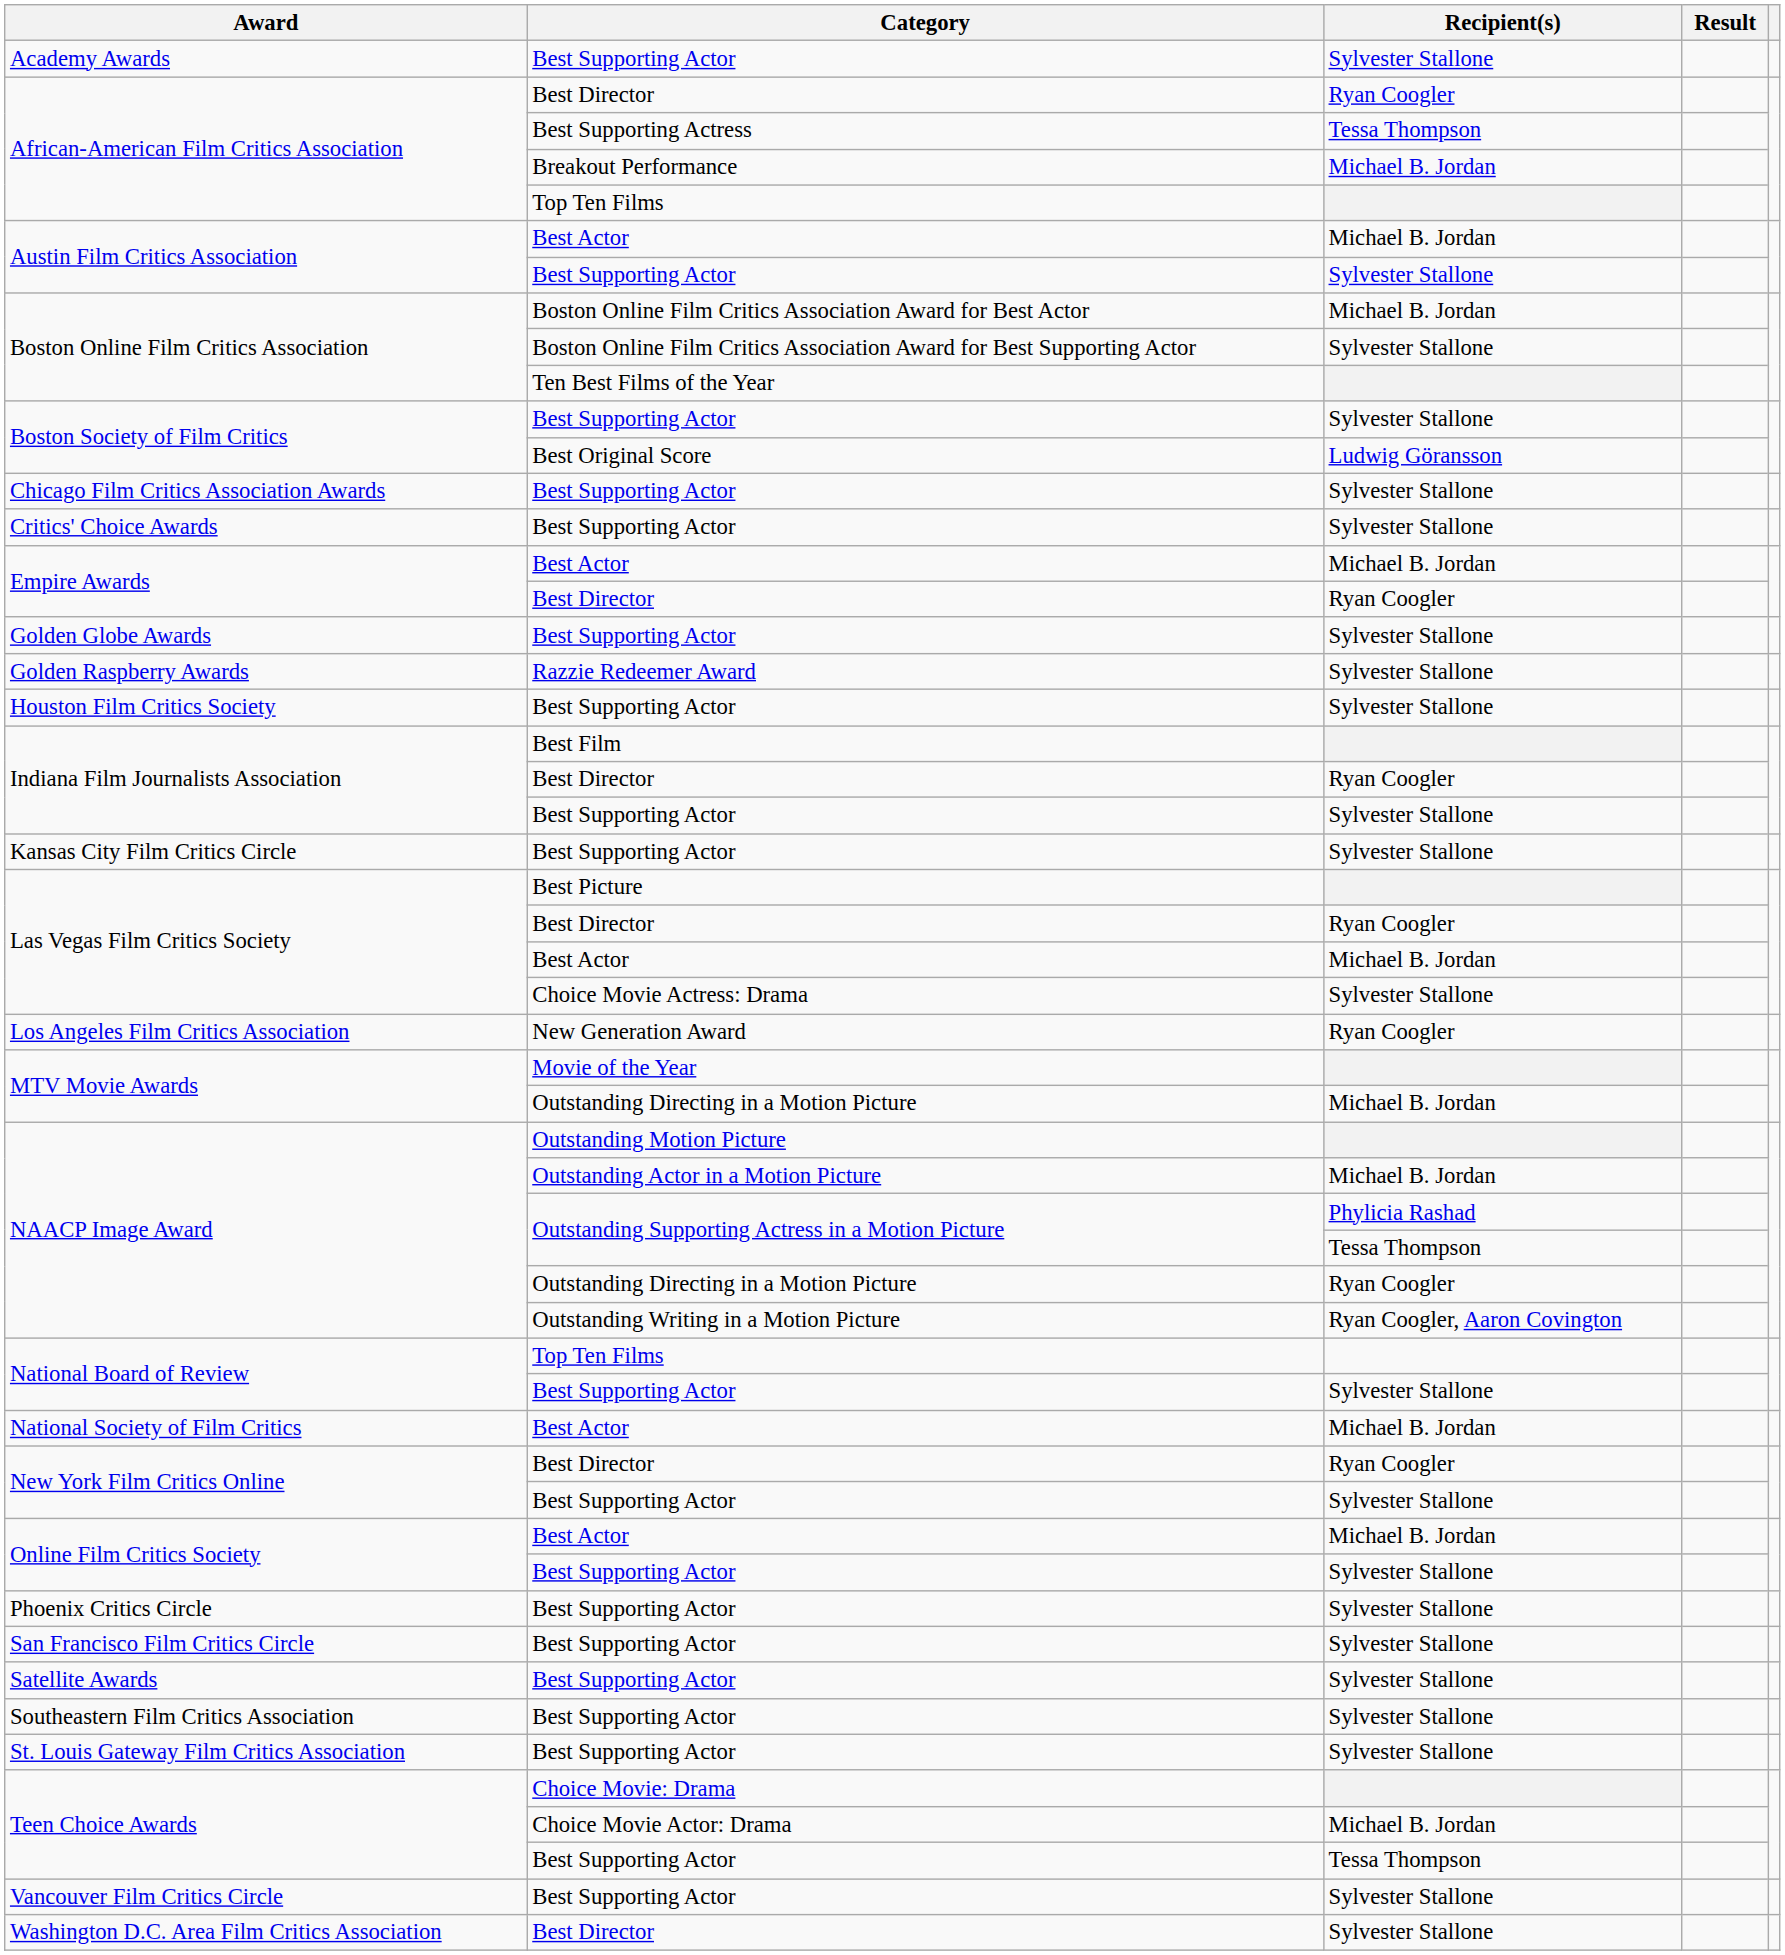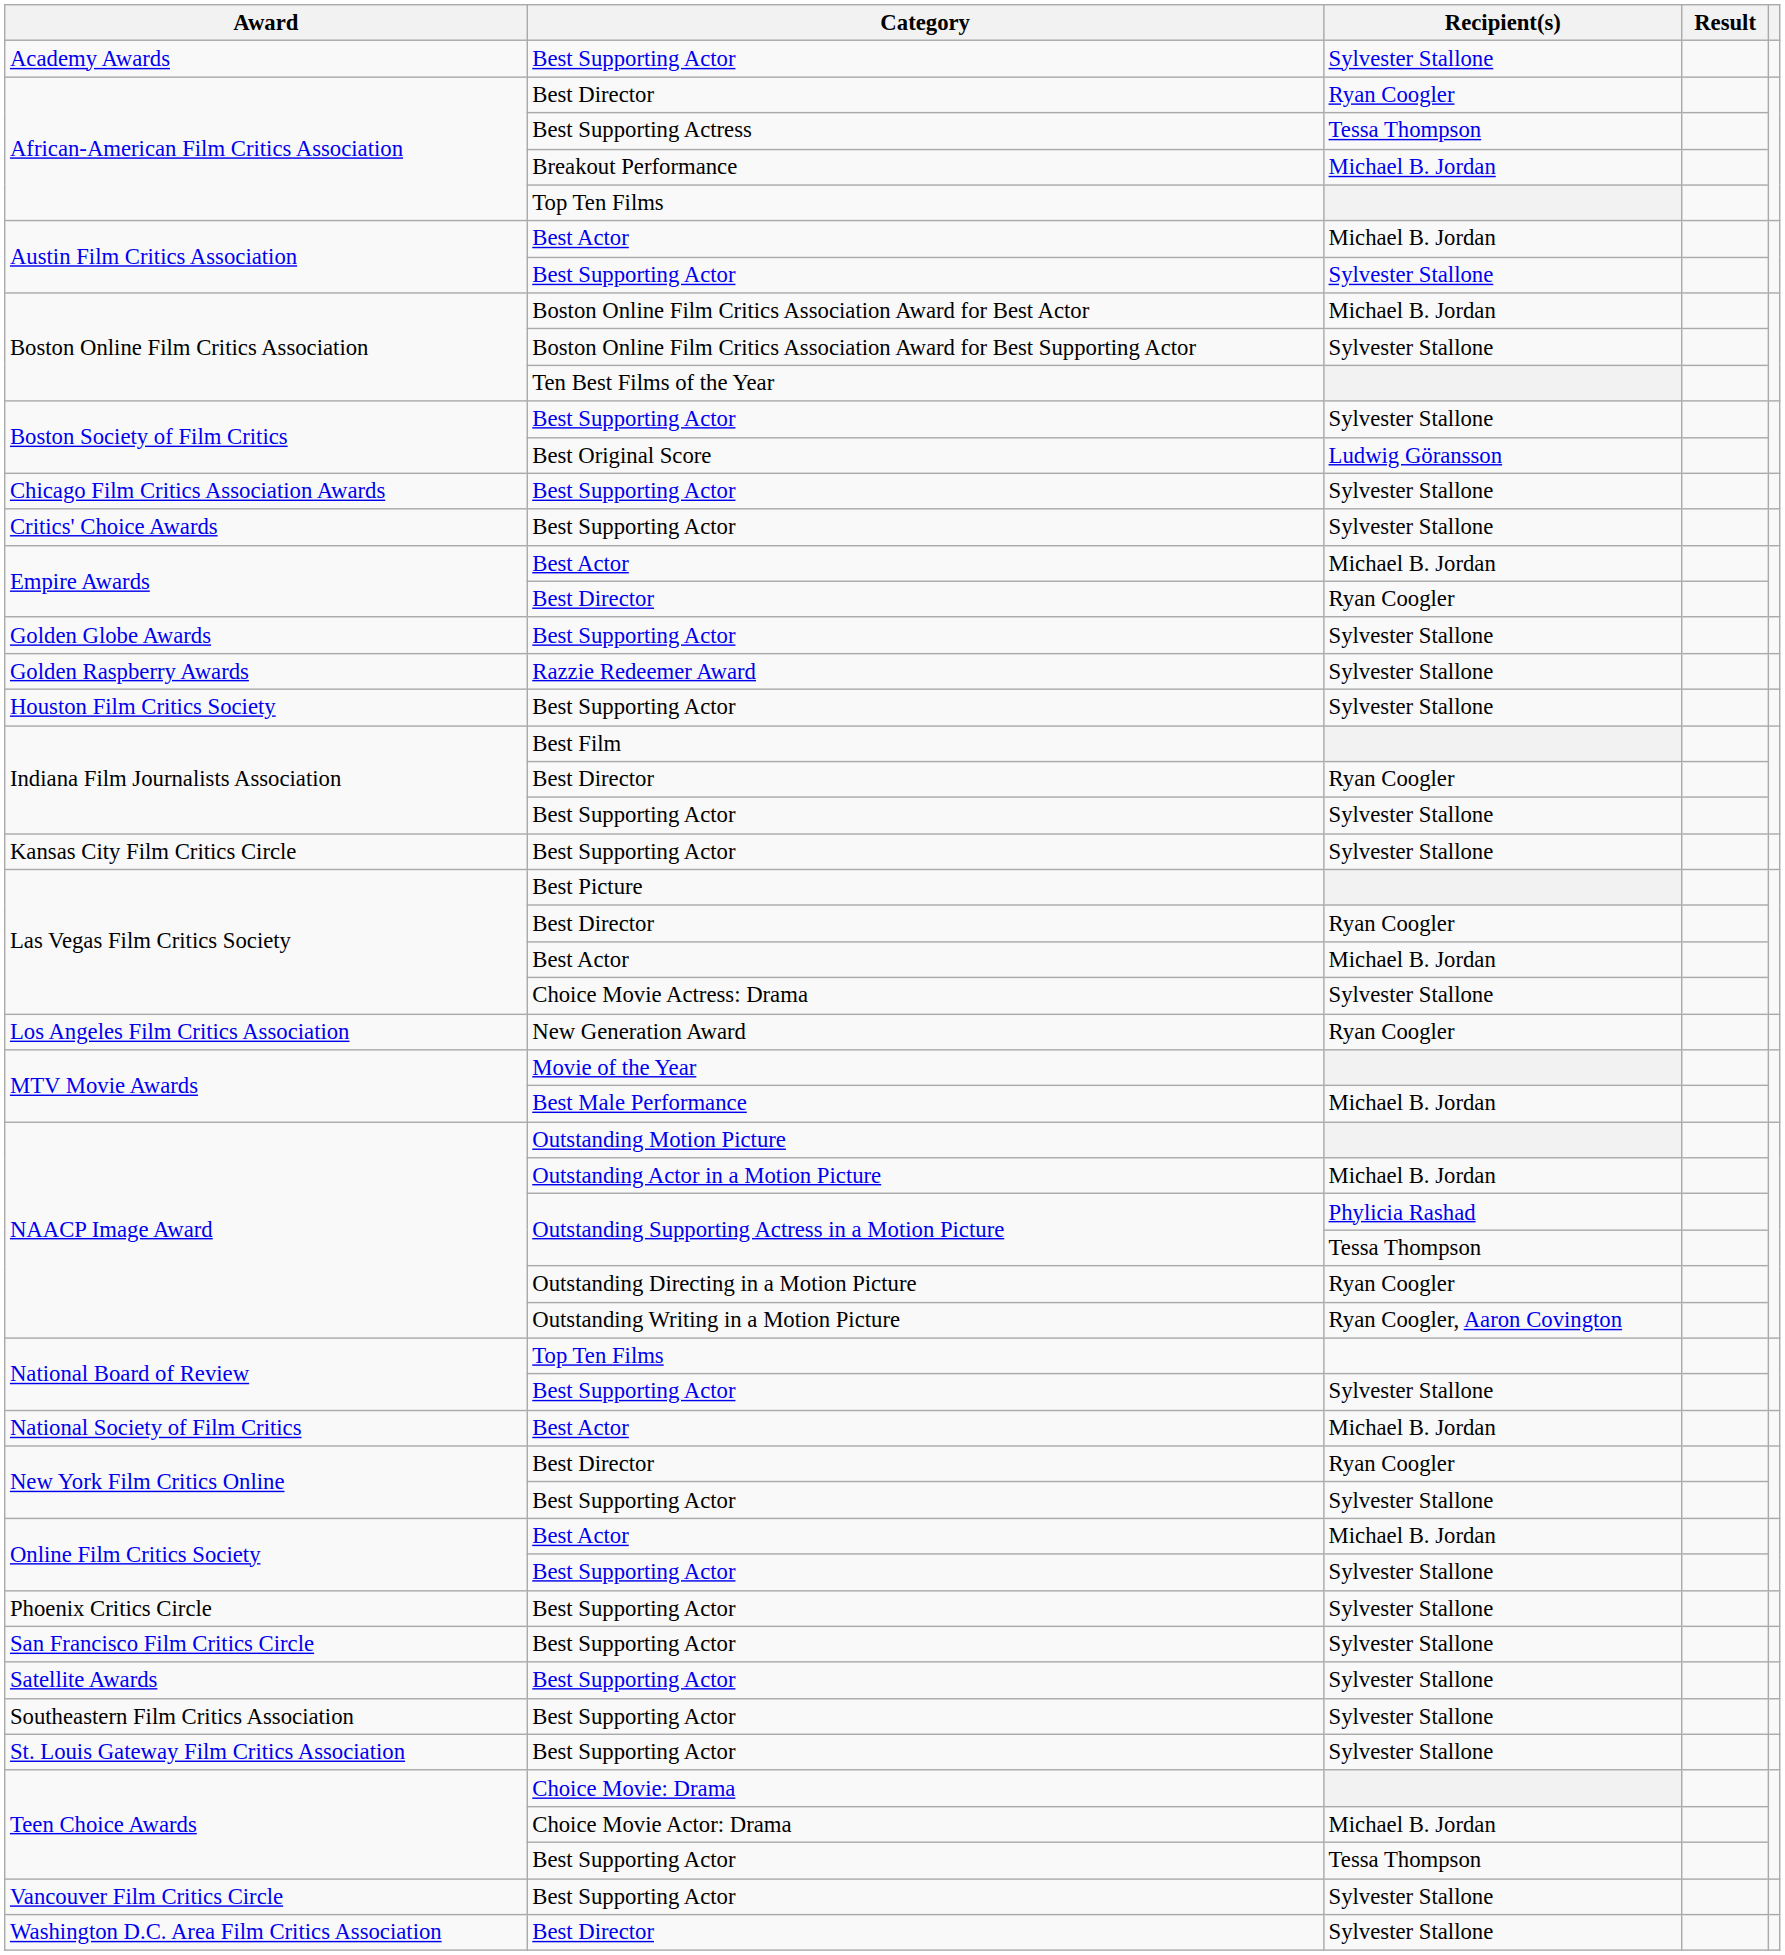(724, 1103) Outstanding Directing in a Motion Picture -> (639, 1103) Best Male Performance
